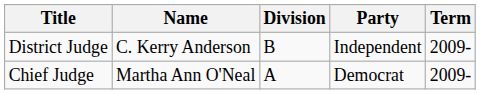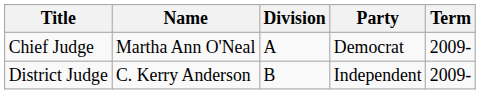rows swapped: (51, 74) <-> (58, 46)
